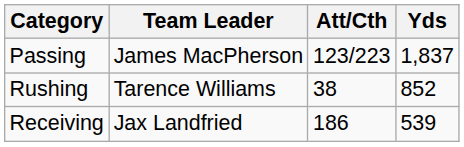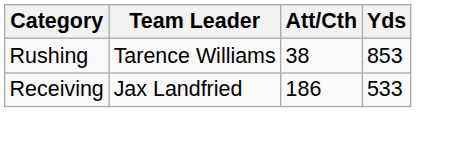- row: (48, 55)
(418, 89) 852 -> (385, 55) 853
(418, 123) 539 -> (385, 89) 533
